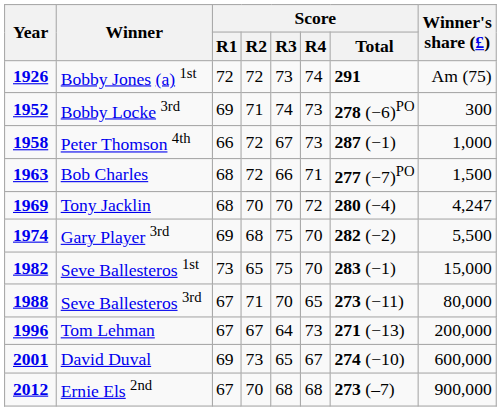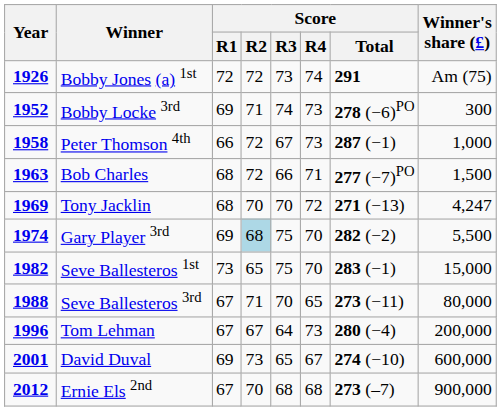(365, 204) 280 (−4) -> (370, 204) 271 (−13)
(254, 235) no background -> (254, 235) lightblue background
(370, 330) 271 (−13) -> (365, 330) 280 (−4)
